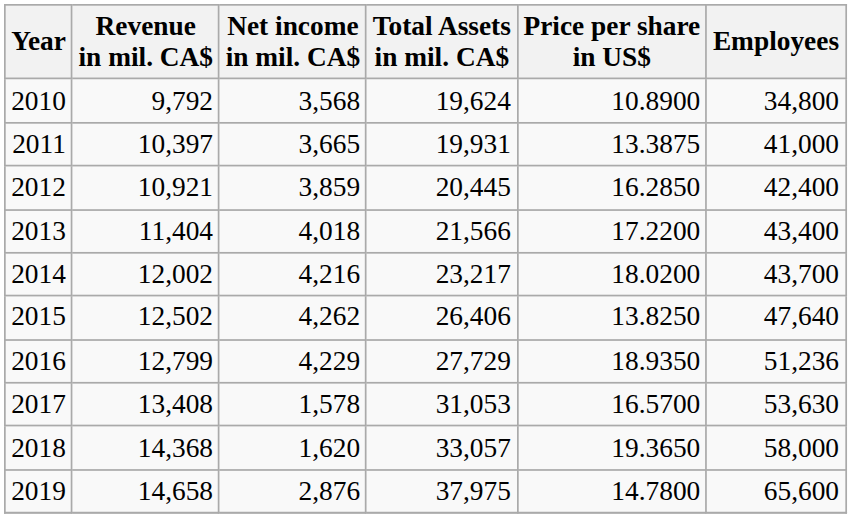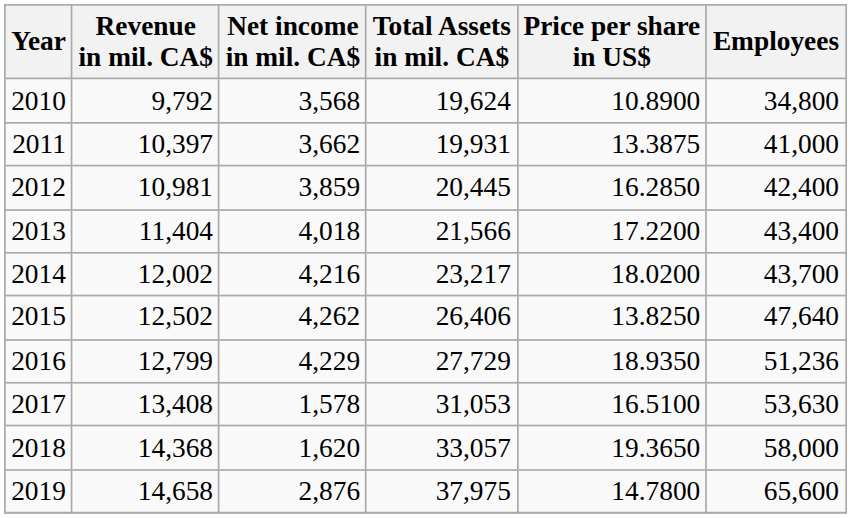(329, 143) 3,665 -> (329, 143) 3,662
(175, 187) 10,921 -> (175, 187) 10,981
(656, 404) 16.5700 -> (656, 404) 16.5100
